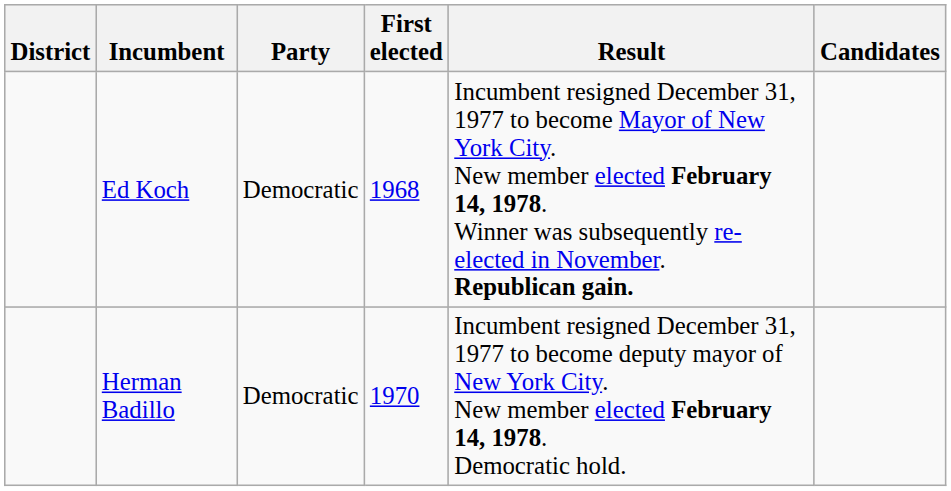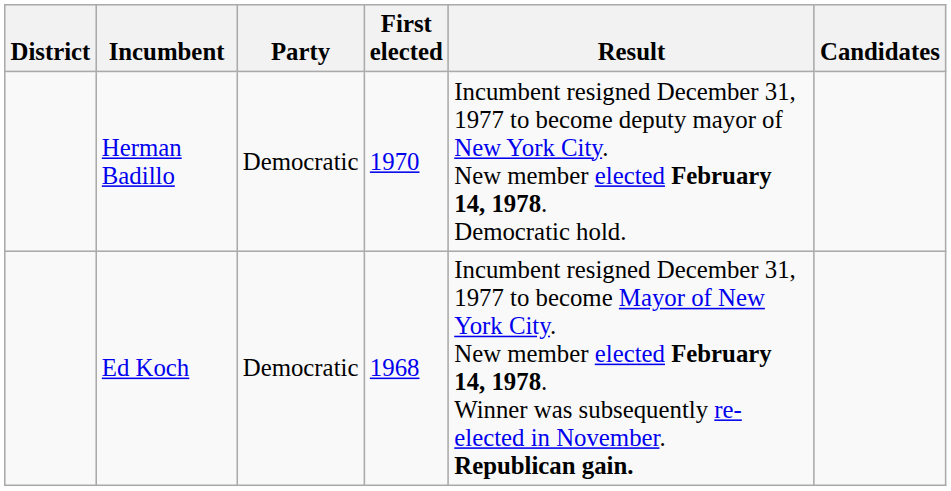rows swapped: (146, 189) <-> (142, 395)
